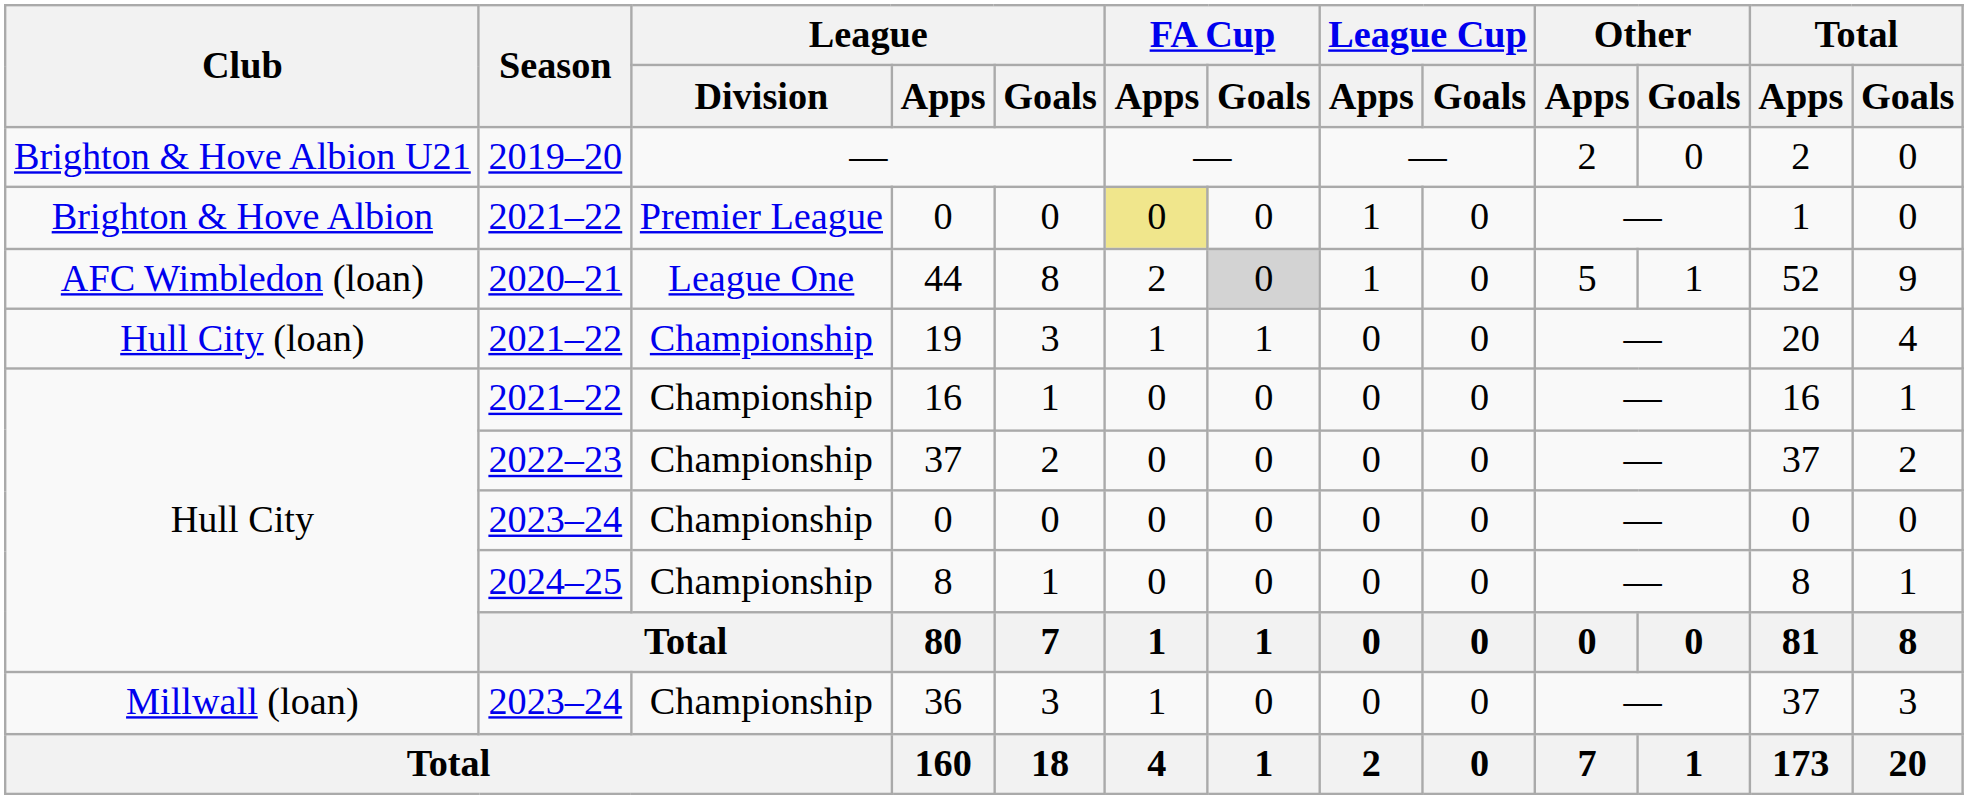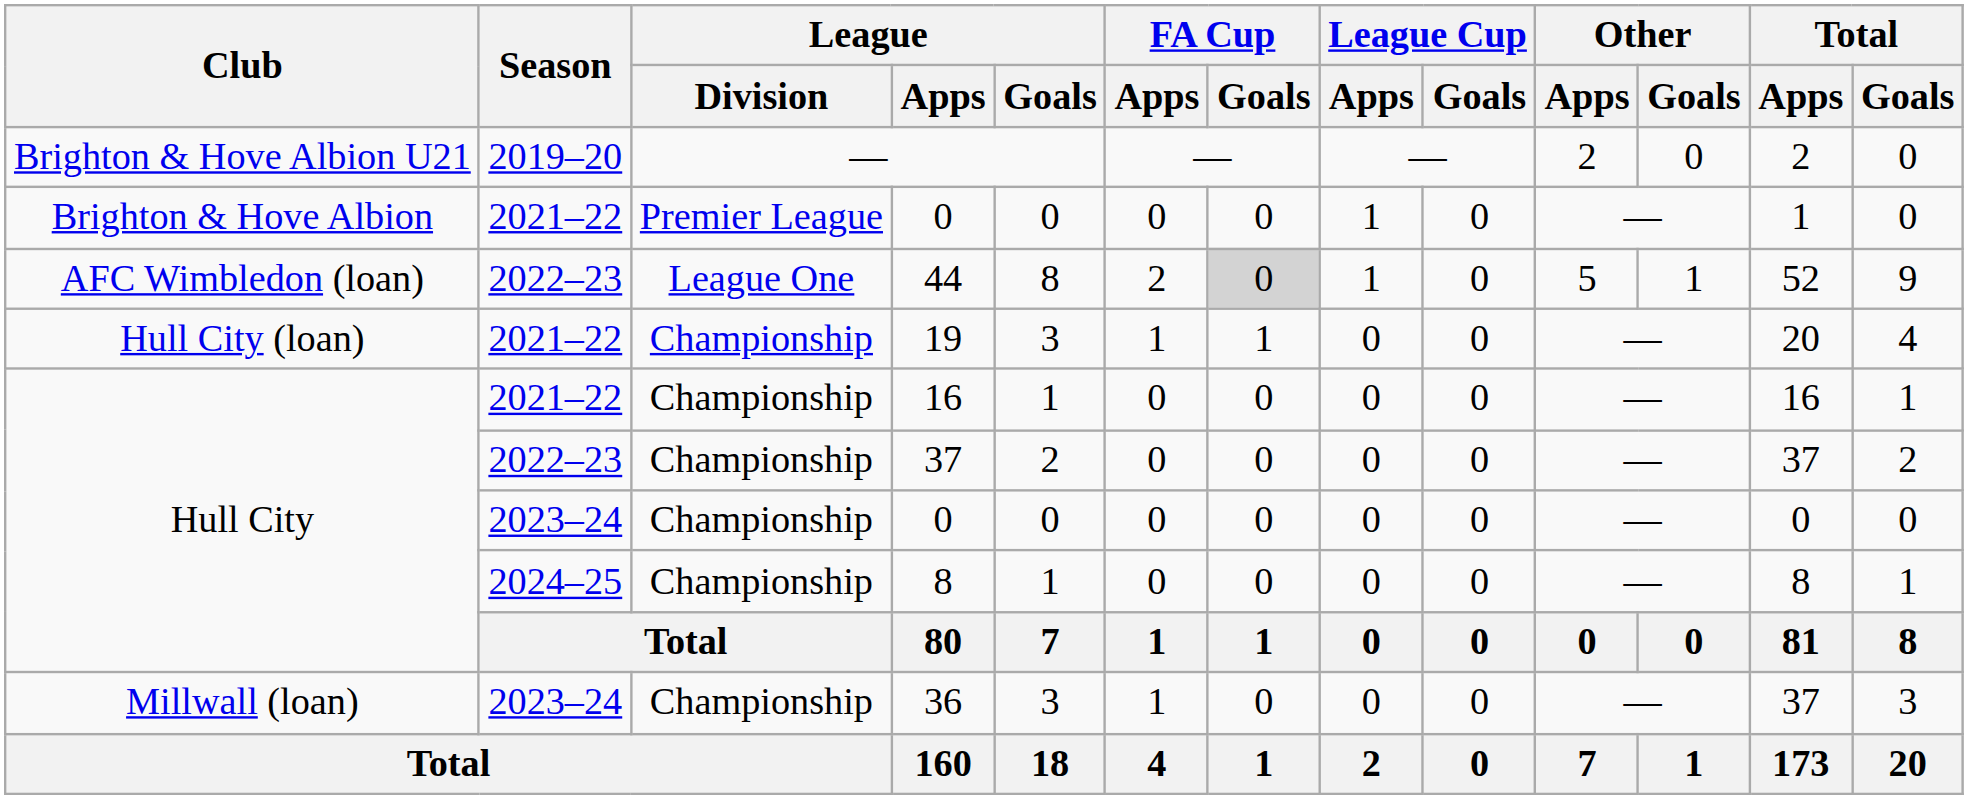(1157, 216) khaki background -> (1157, 216) no background
(555, 277) 2020–21 -> (555, 277) 2022–23
